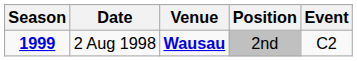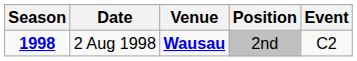(37, 43) 1999 -> (37, 43) 1998
